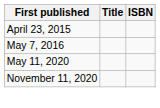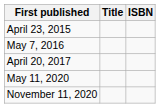+ row: (39, 62)
